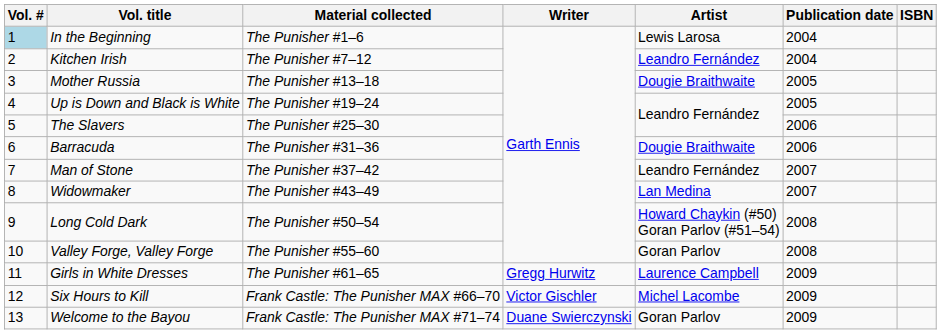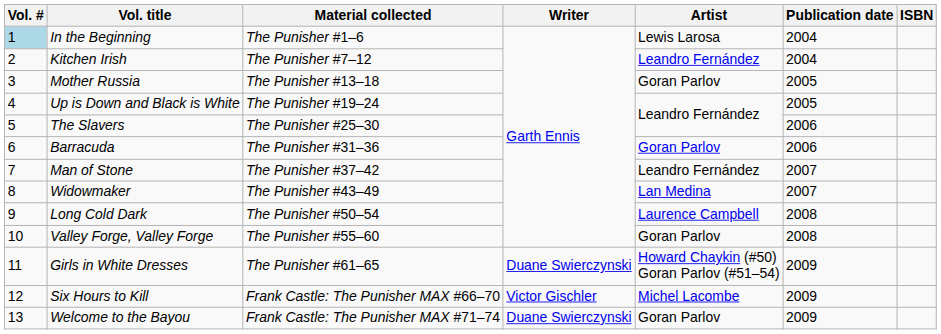(696, 81) Dougie Braithwaite -> (679, 81) Goran Parlov
(696, 147) Dougie Braithwaite -> (679, 147) Goran Parlov
(709, 222) Howard Chaykin (#50) Goran Parlov (#51–54) -> (698, 214) Laurence Campbell
(551, 274) Gregg Hurwitz -> (569, 266) Duane Swierczynski
(698, 274) Laurence Campbell -> (709, 266) Howard Chaykin (#50) Goran Parlov (#51–54)
